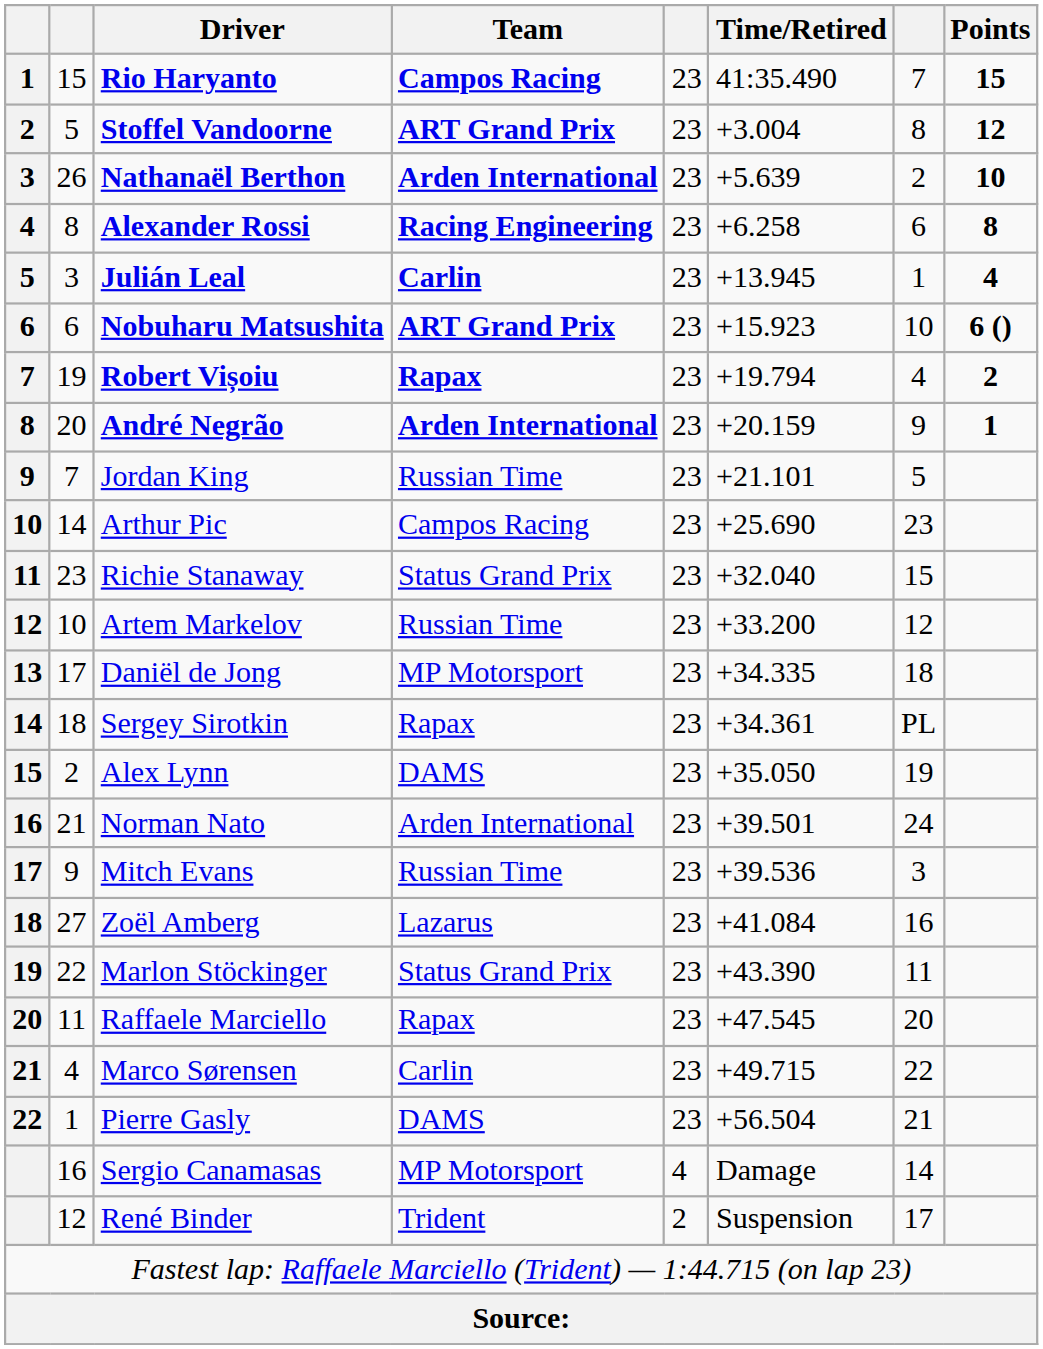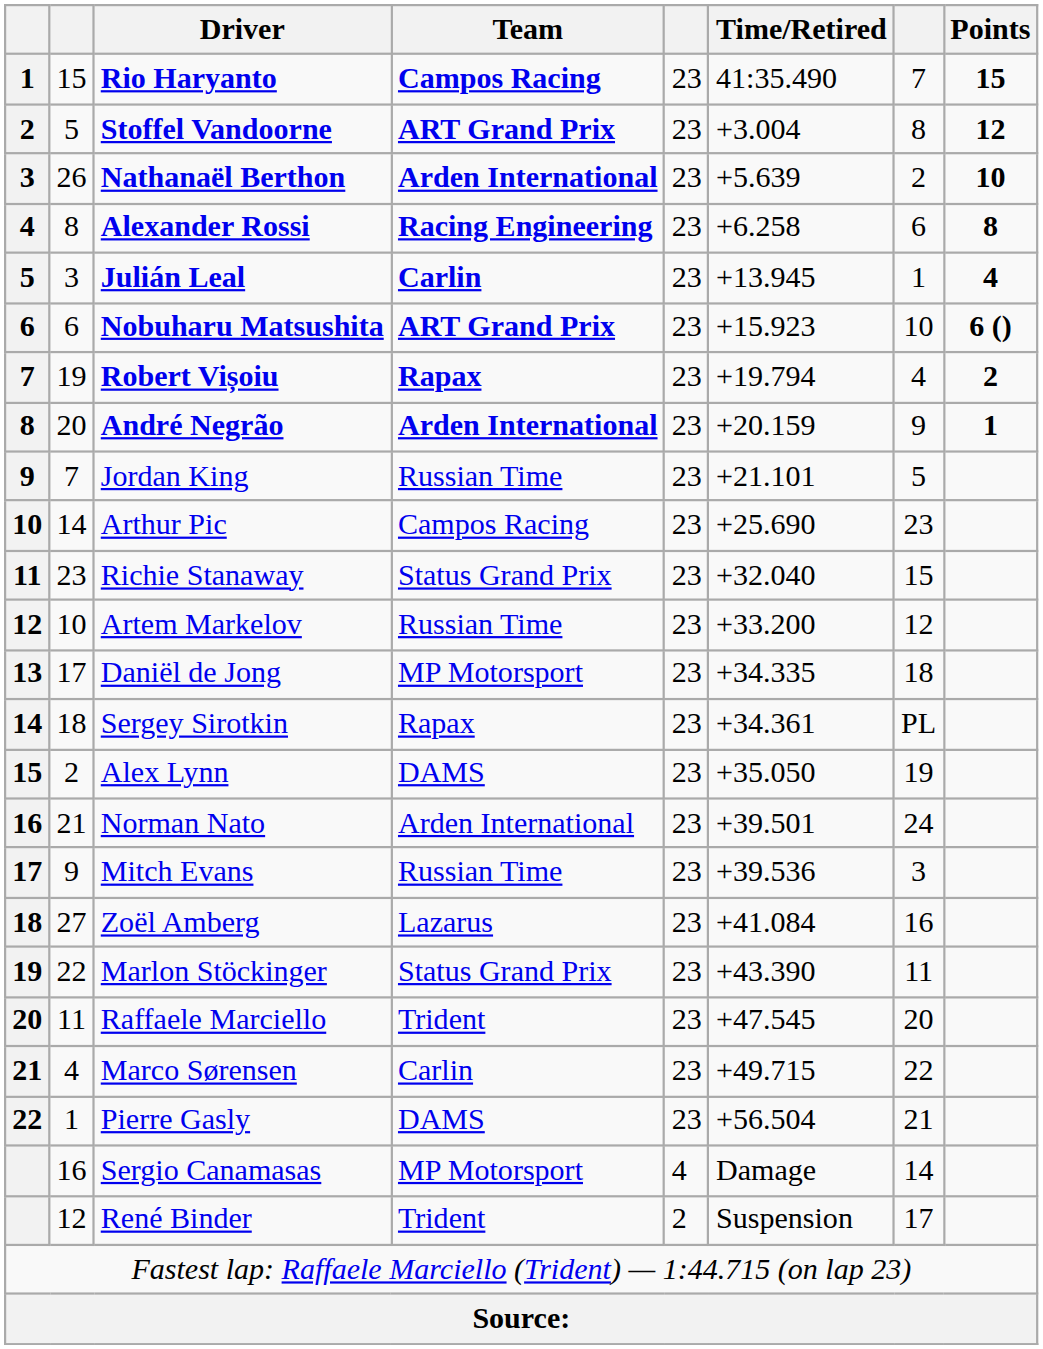(436, 1020) Rapax -> (442, 1020) Trident
